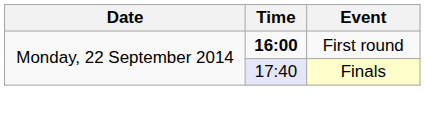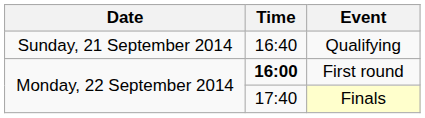+ row: (363, 44)
(276, 71) lavender background -> (276, 98) no background
